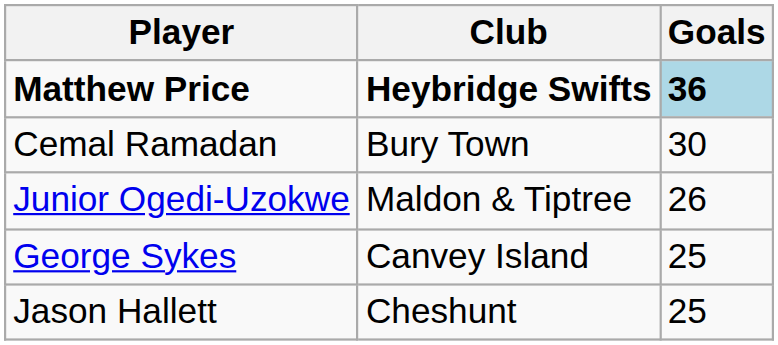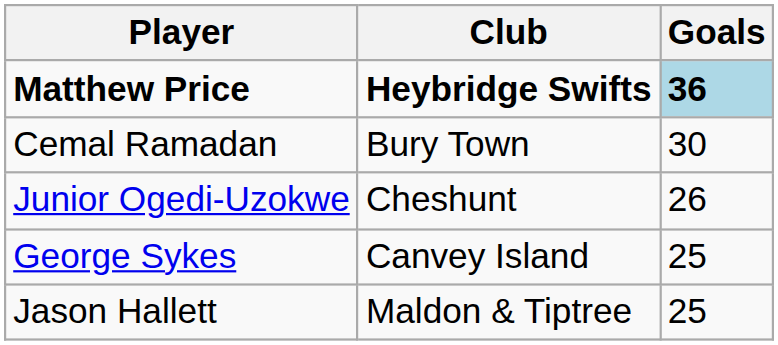(499, 199) Maldon & Tiptree -> (441, 199) Cheshunt
(441, 311) Cheshunt -> (499, 311) Maldon & Tiptree
